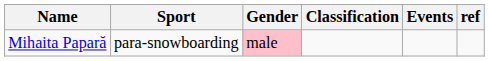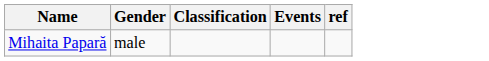- column: (176, 17)
(262, 42) pink background -> (130, 42) no background
